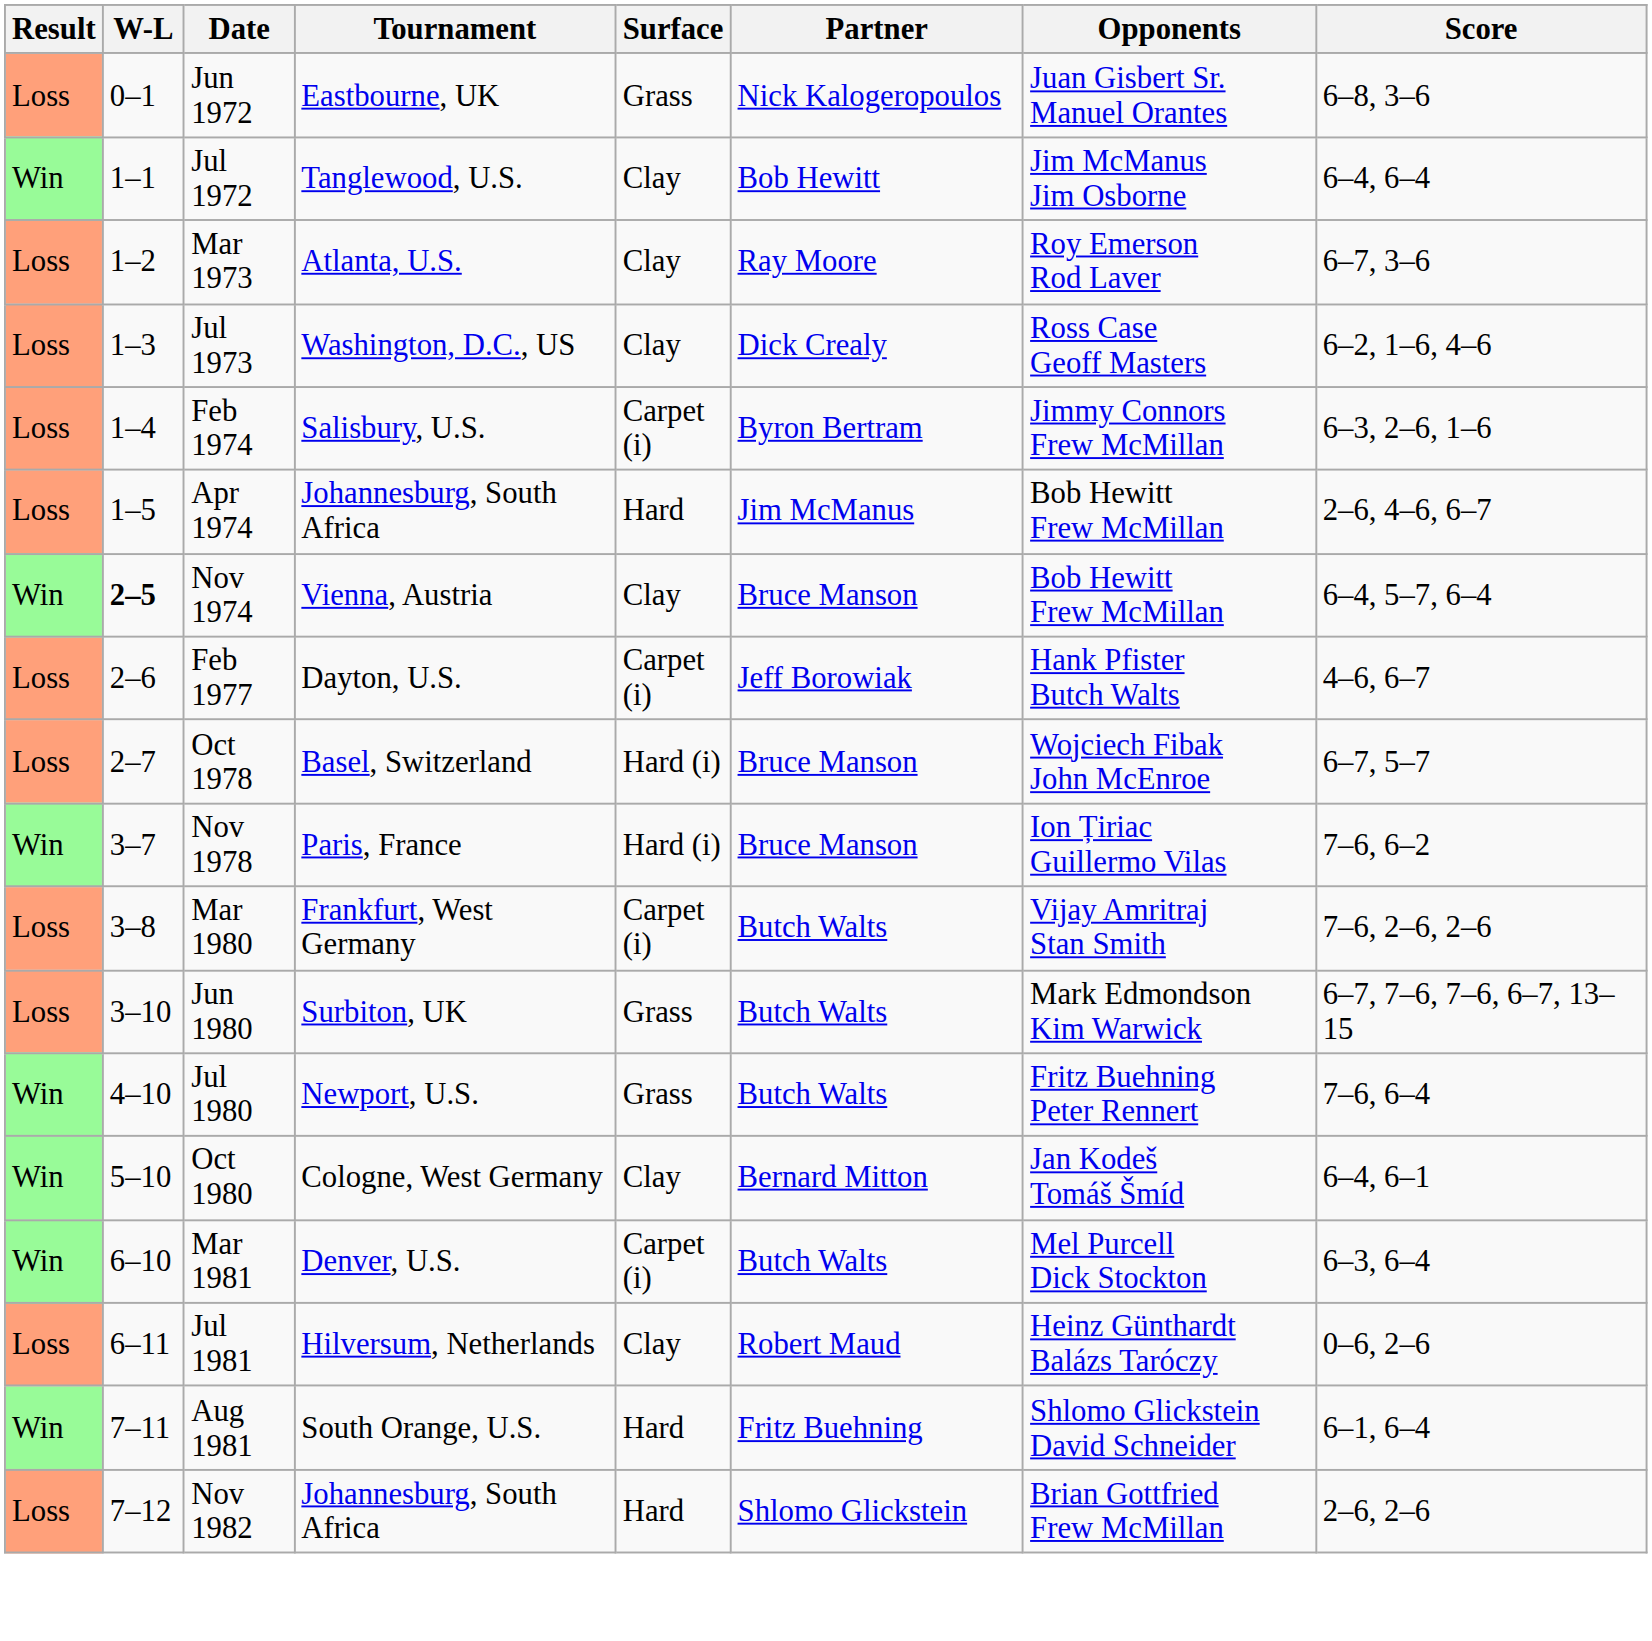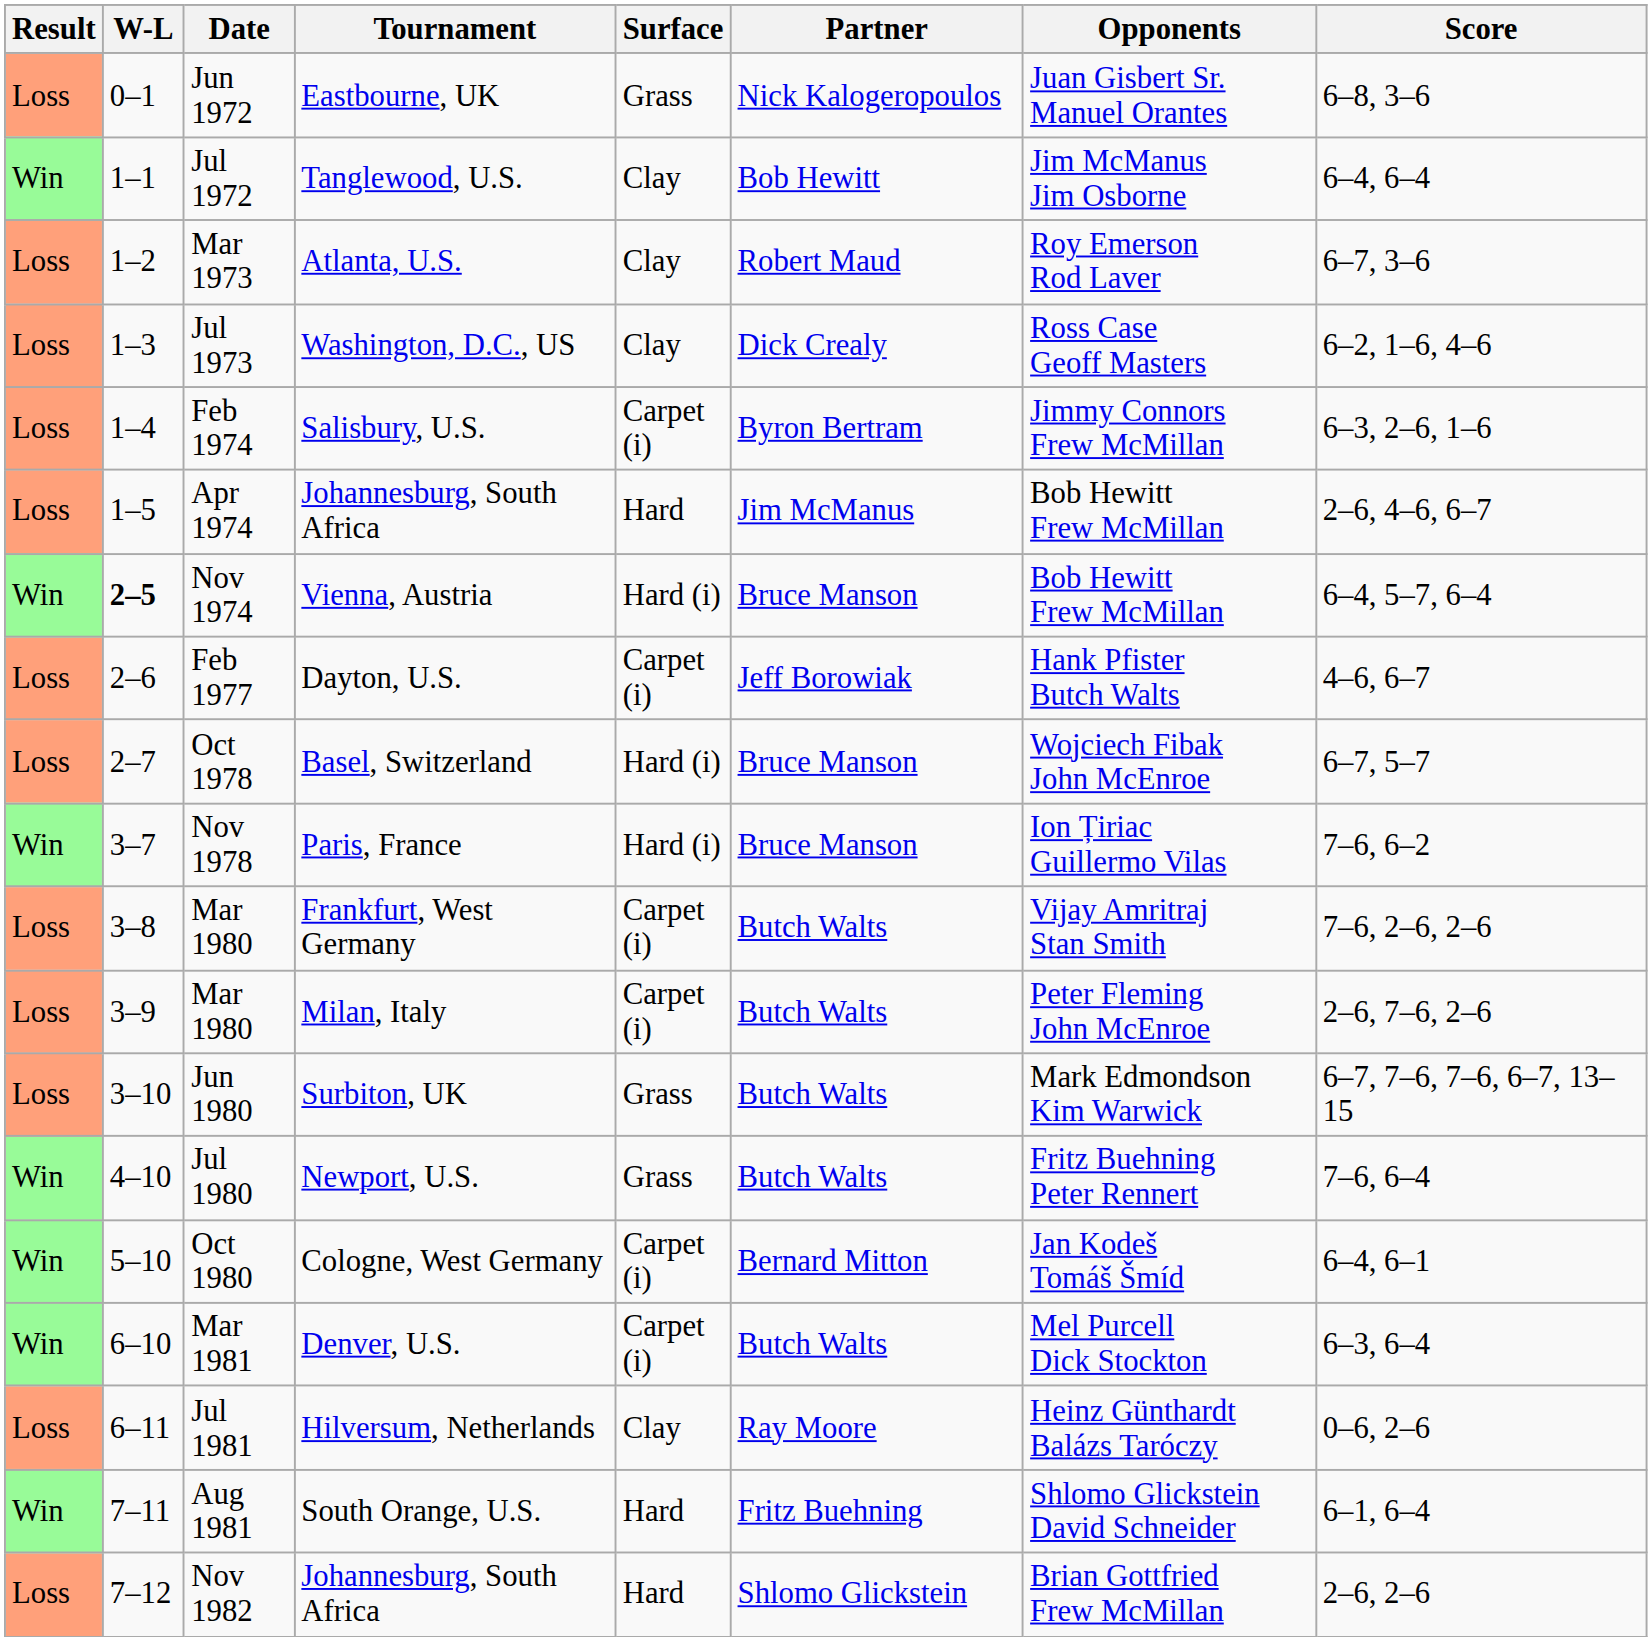(807, 261) Ray Moore -> (819, 261) Robert Maud
(652, 594) Clay -> (672, 594) Hard (i)
+ row: (222, 1010)
(652, 1177) Clay -> (664, 1260) Carpet (i)
(819, 1344) Robert Maud -> (807, 1427) Ray Moore
